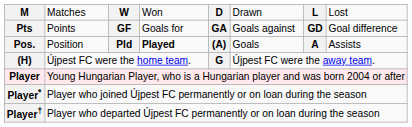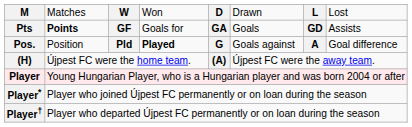(61, 28) normal -> (63, 28) bold
(264, 28) Goals against -> (246, 28) Goals
(363, 28) Goal difference -> (345, 28) Assists
(219, 44) (A) -> (219, 44) G
(246, 44) Goals -> (264, 44) Goals against
(345, 44) Assists -> (363, 44) Goal difference
(219, 60) G -> (219, 60) (A)
